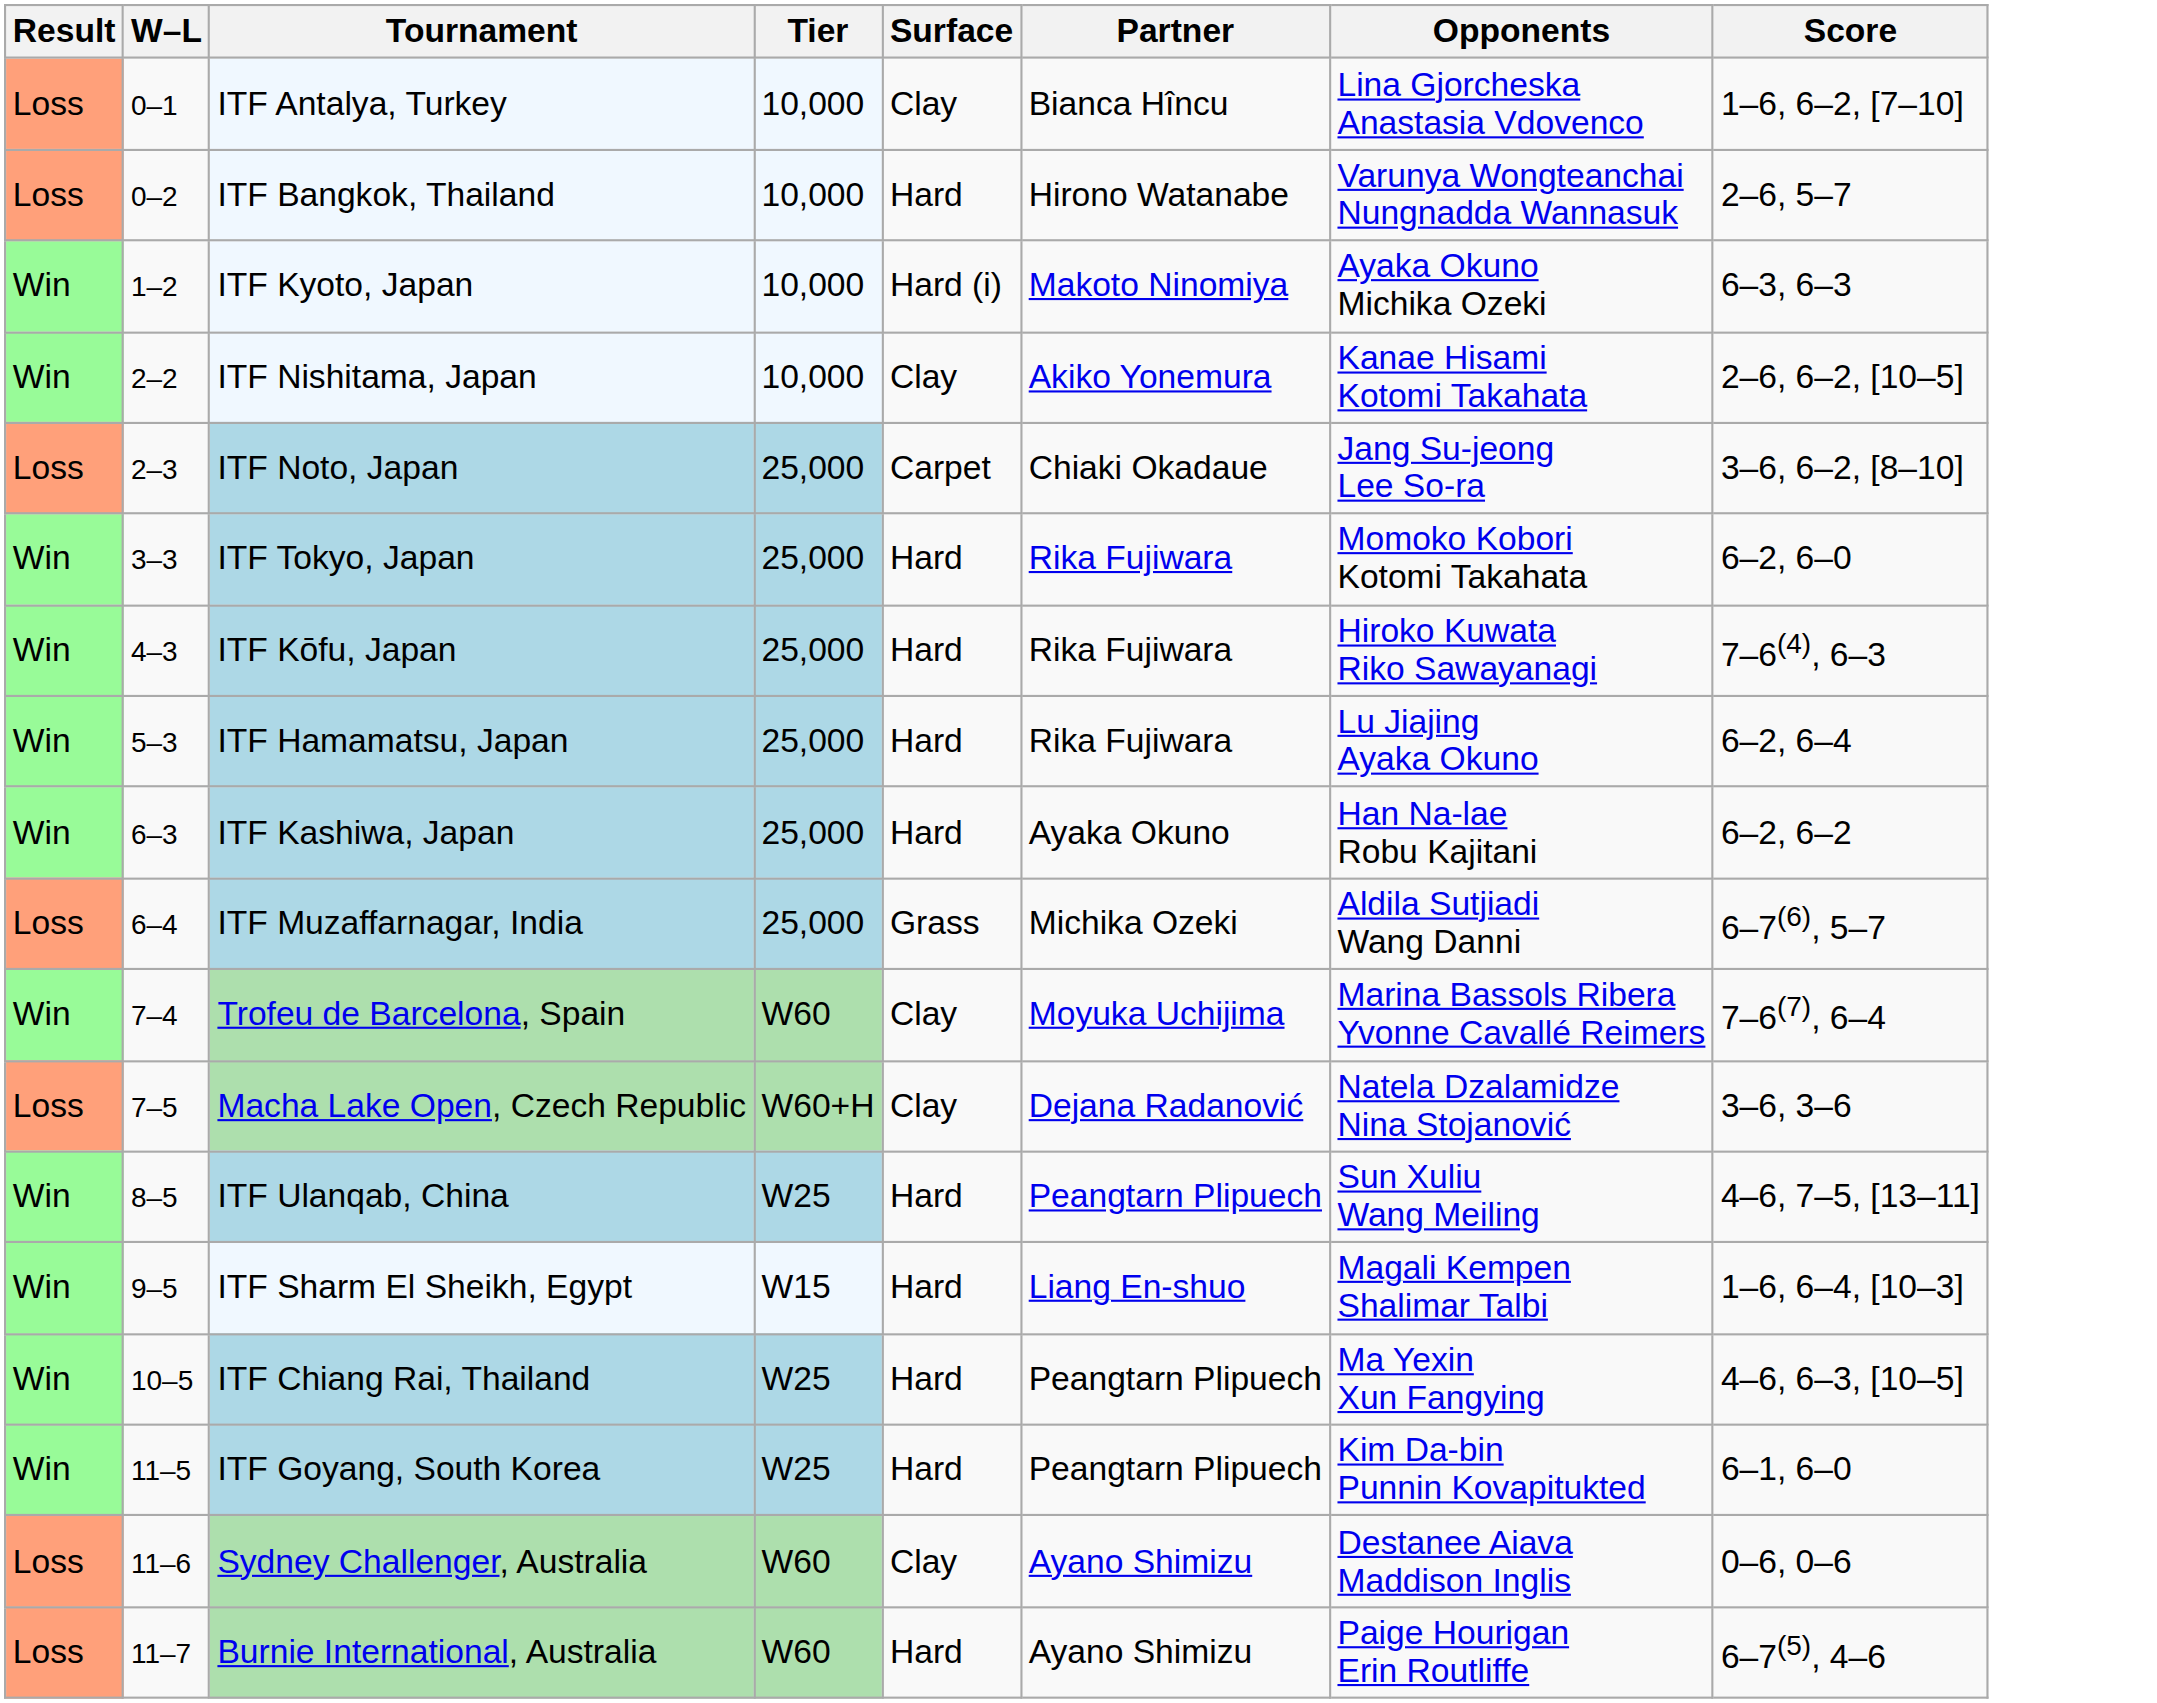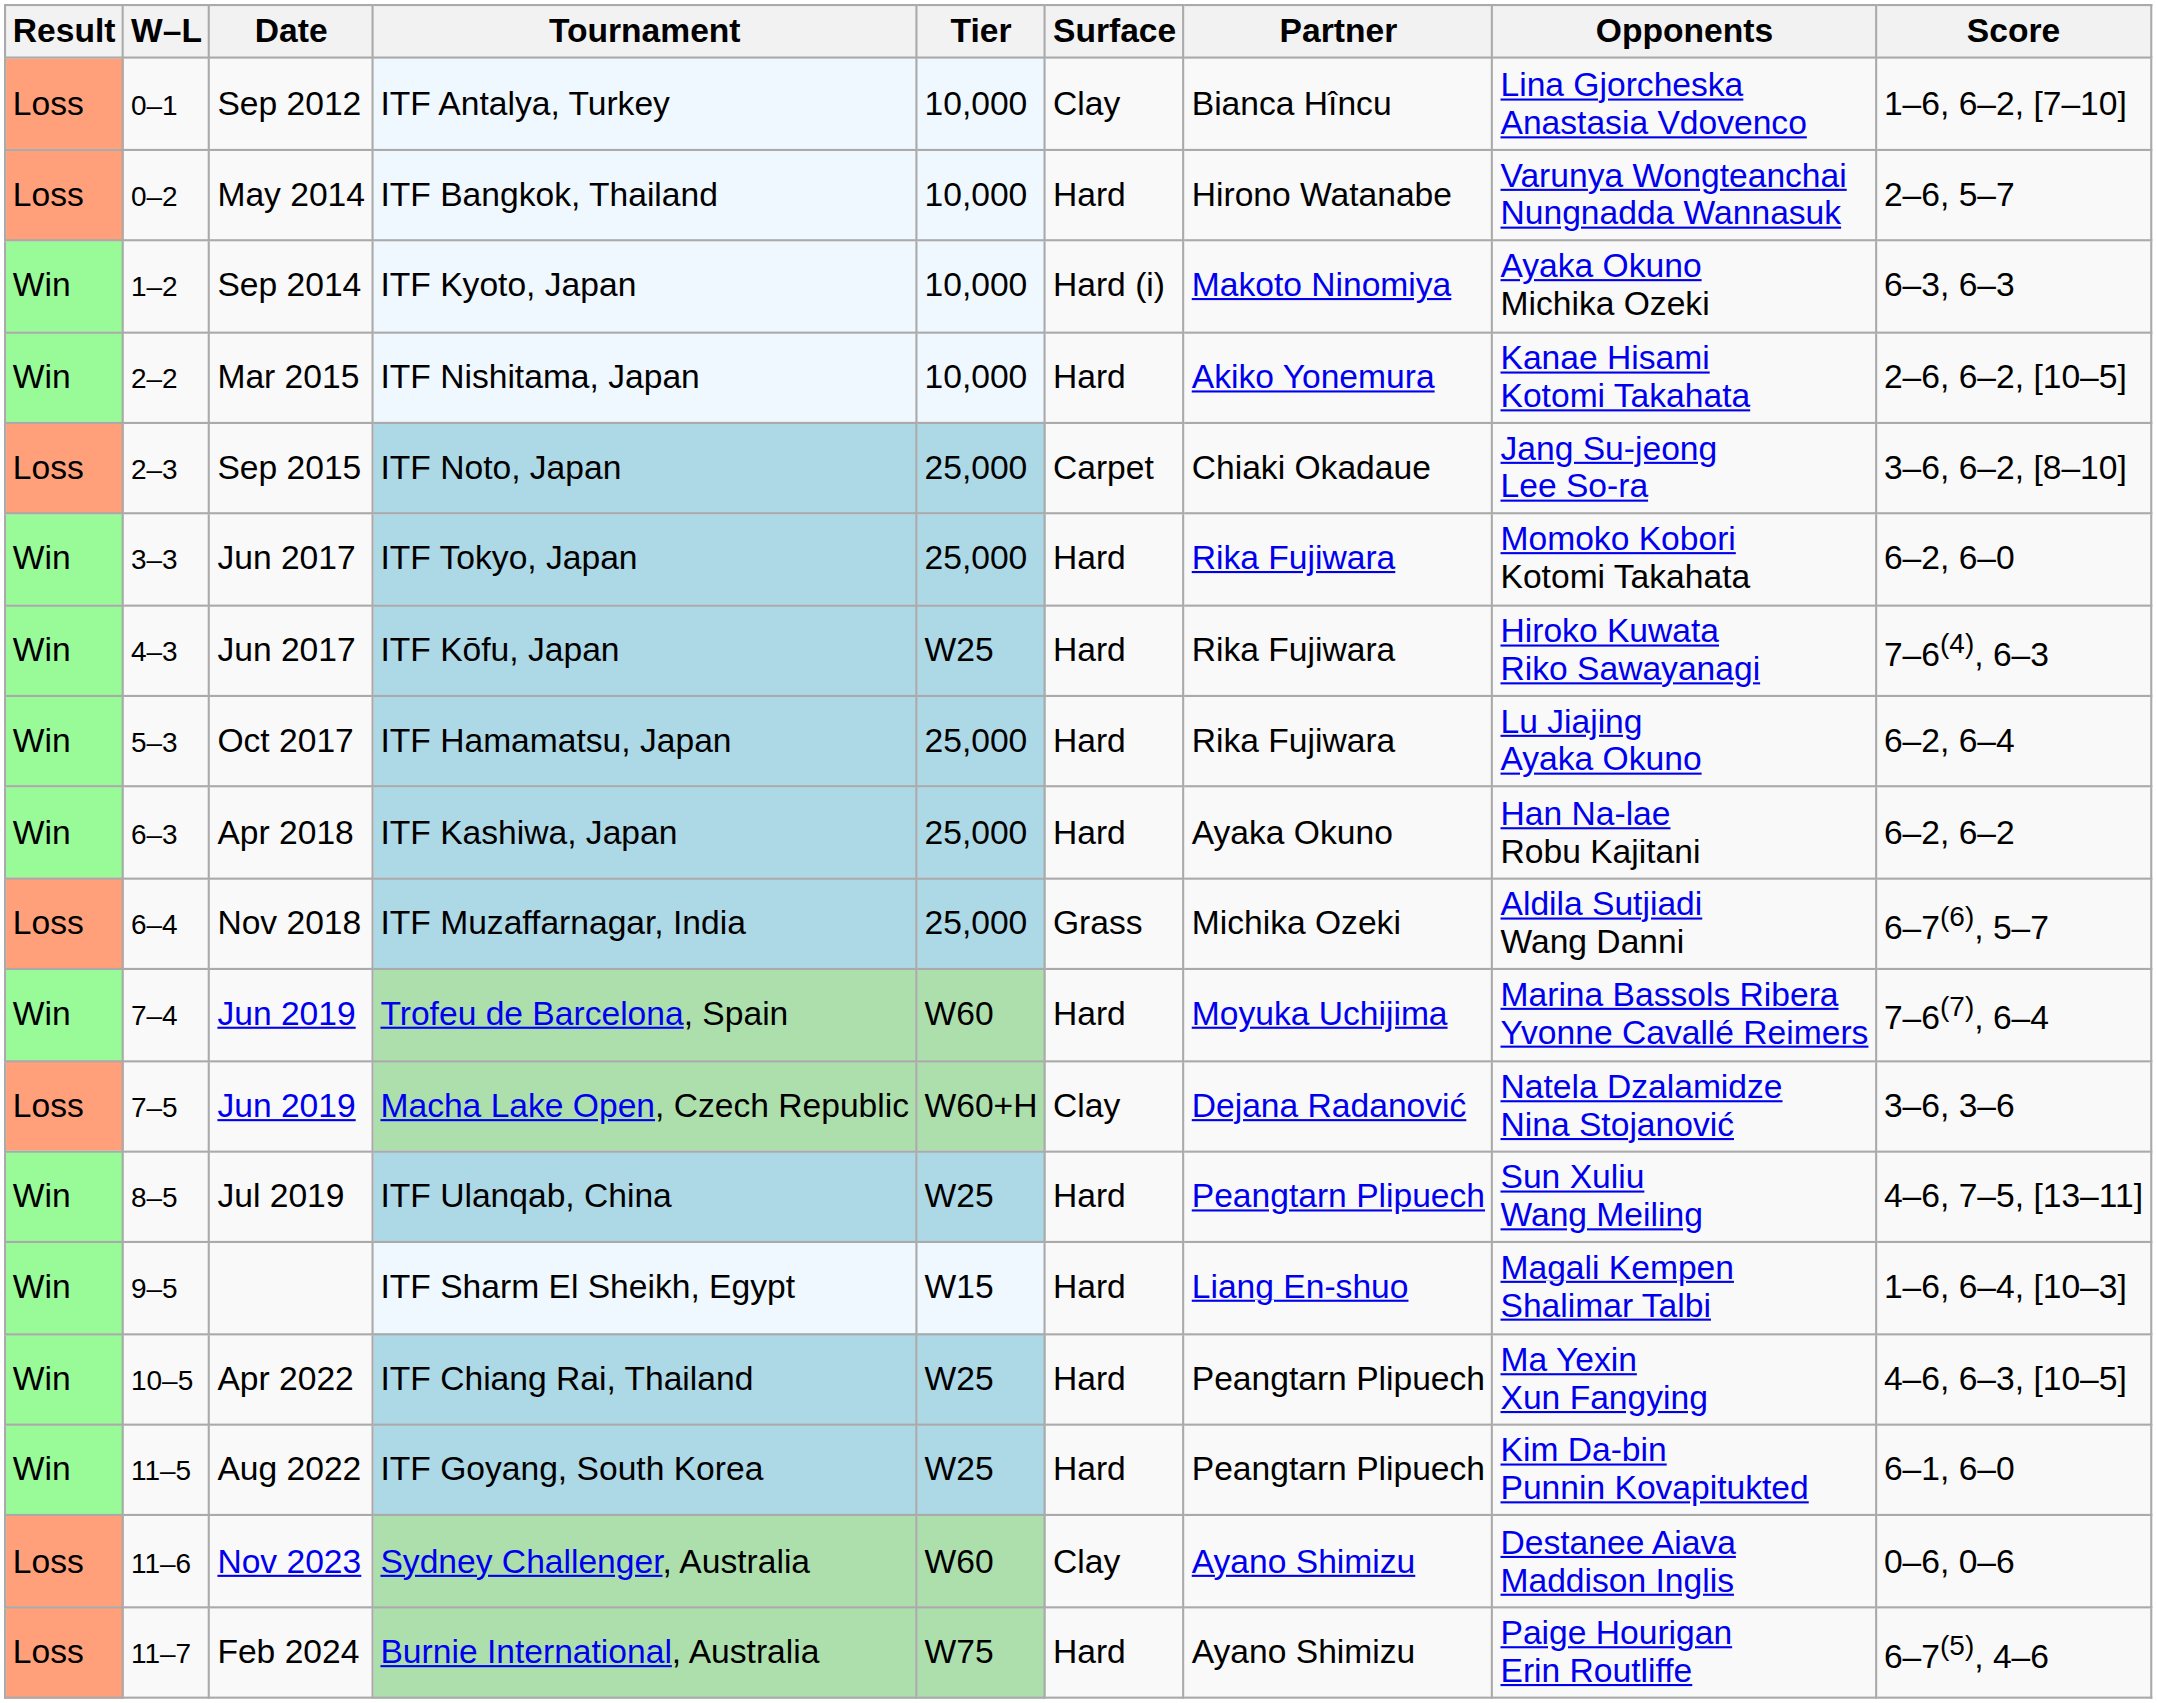+ column: (291, 31)
(924, 376) Clay -> (1089, 376) Hard
(813, 649) 25,000 -> (959, 649) W25
(924, 1014) Clay -> (1089, 1014) Hard
(796, 1651) W60 -> (959, 1651) W75
